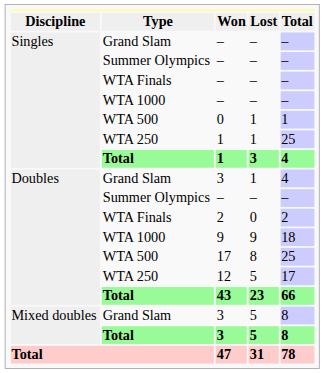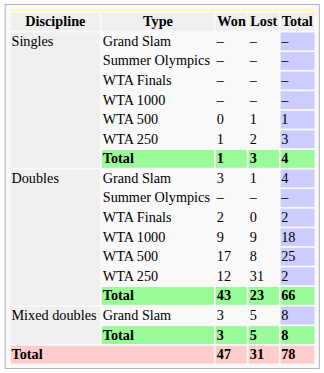(253, 139) 1 -> (253, 139) 2
(288, 139) 25 -> (285, 139) 3
(253, 276) 5 -> (257, 276) 31
(288, 276) 17 -> (285, 276) 2
